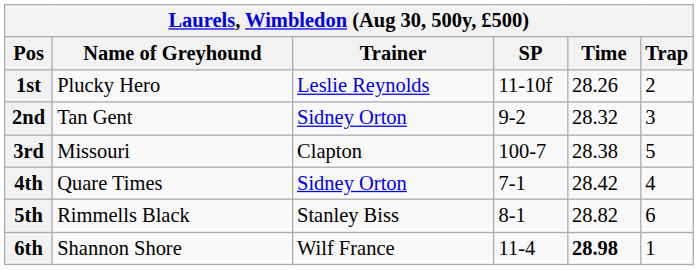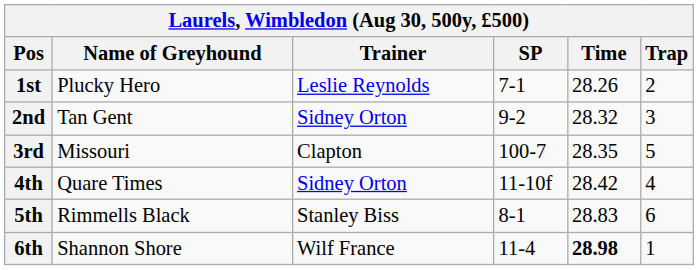(525, 85) 11-10f -> (512, 85) 7-1
(595, 150) 28.38 -> (595, 150) 28.35
(512, 183) 7-1 -> (525, 183) 11-10f
(595, 215) 28.82 -> (595, 215) 28.83
